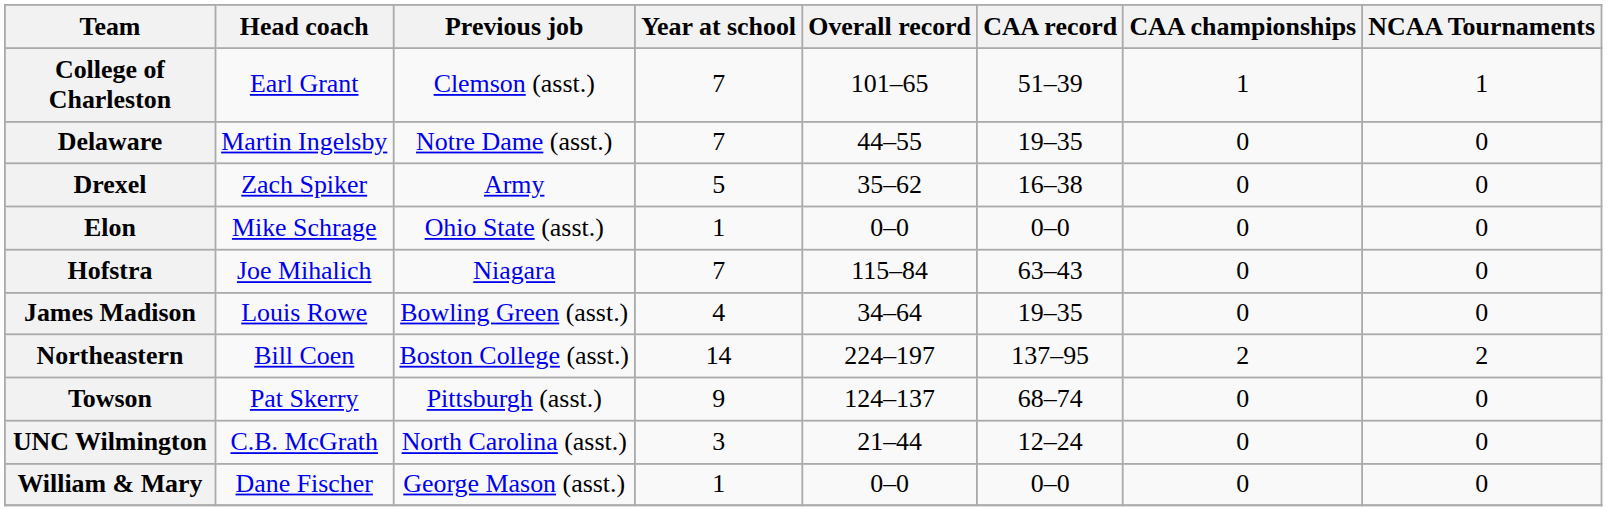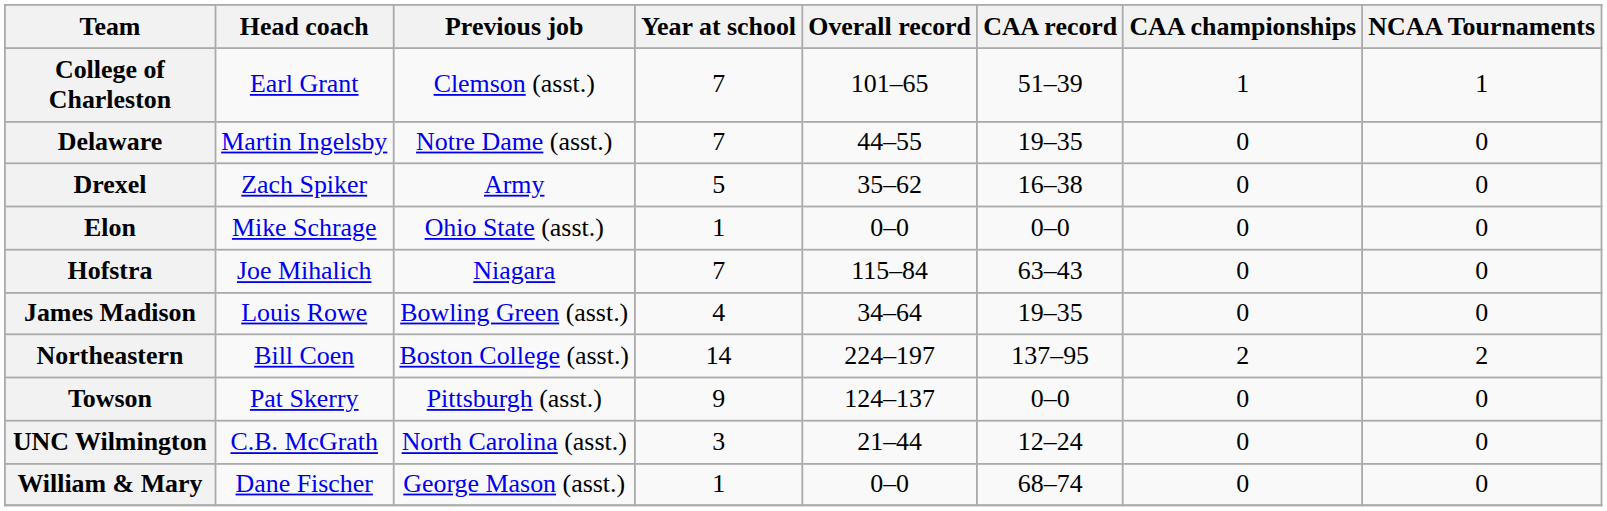(1050, 398) 68–74 -> (1050, 398) 0–0
(1050, 484) 0–0 -> (1050, 484) 68–74
